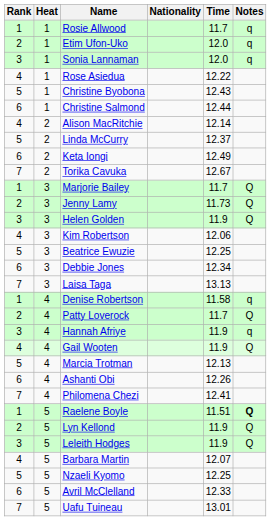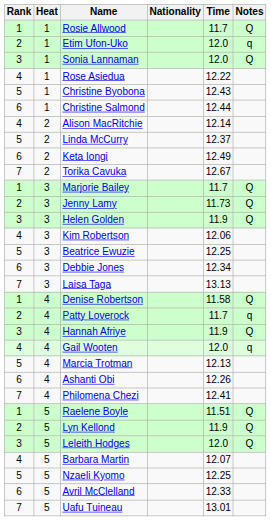(250, 28) q -> (250, 28) Q
(250, 60) q -> (250, 60) Q
(250, 300) q -> (250, 300) Q
(250, 316) Q -> (250, 316) q
(250, 332) q -> (250, 332) Q
(218, 348) 11.9 -> (218, 348) 12.0
(250, 348) Q -> (250, 348) q
(250, 412) bold -> (250, 412) normal
(218, 444) 11.9 -> (218, 444) 12.0
